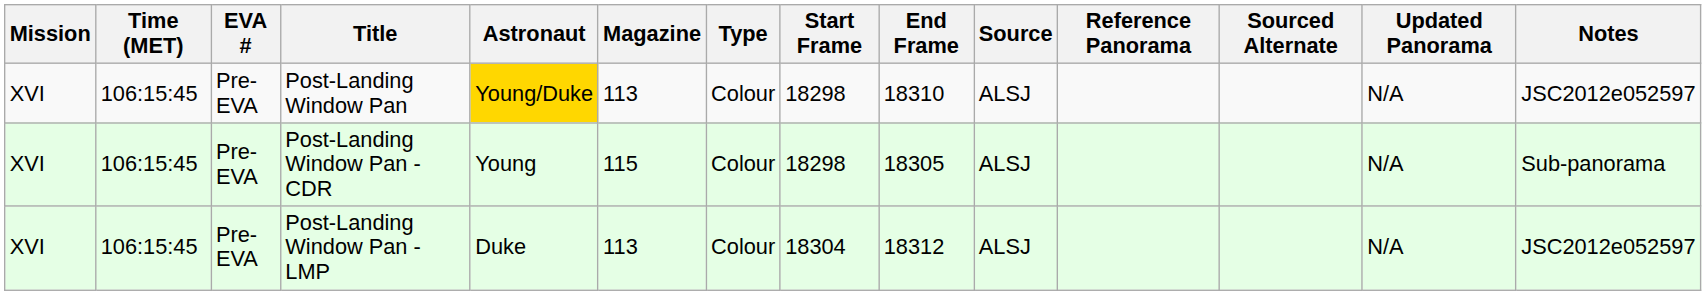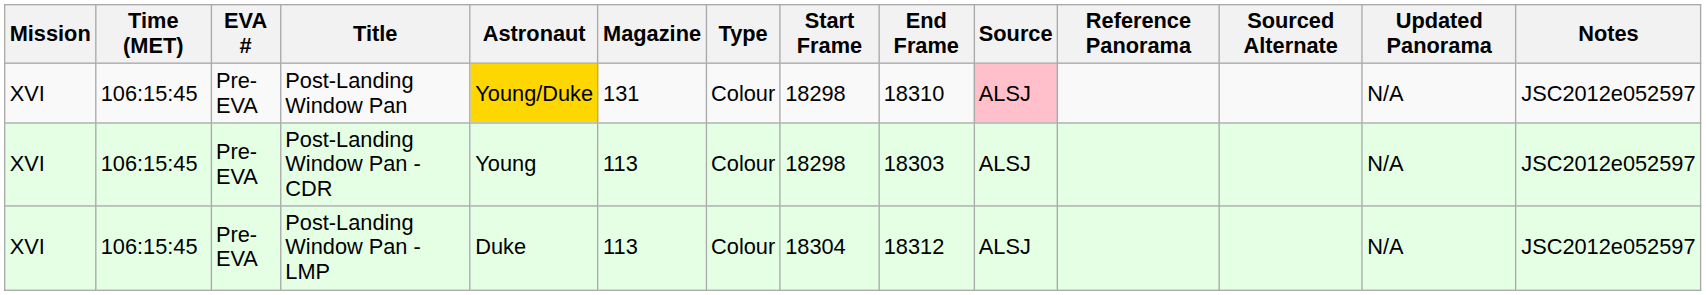(620, 92) 113 -> (621, 92) 131
(1005, 92) no background -> (1005, 92) pink background
(620, 164) 115 -> (620, 164) 113
(914, 164) 18305 -> (914, 164) 18303
(1593, 164) Sub-panorama -> (1608, 164) JSC2012e052597
